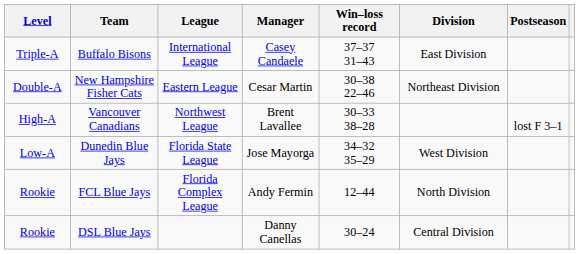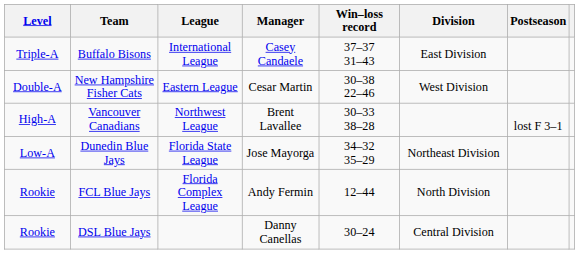(454, 86) Northeast Division -> (454, 86) West Division
(454, 152) West Division -> (454, 152) Northeast Division
